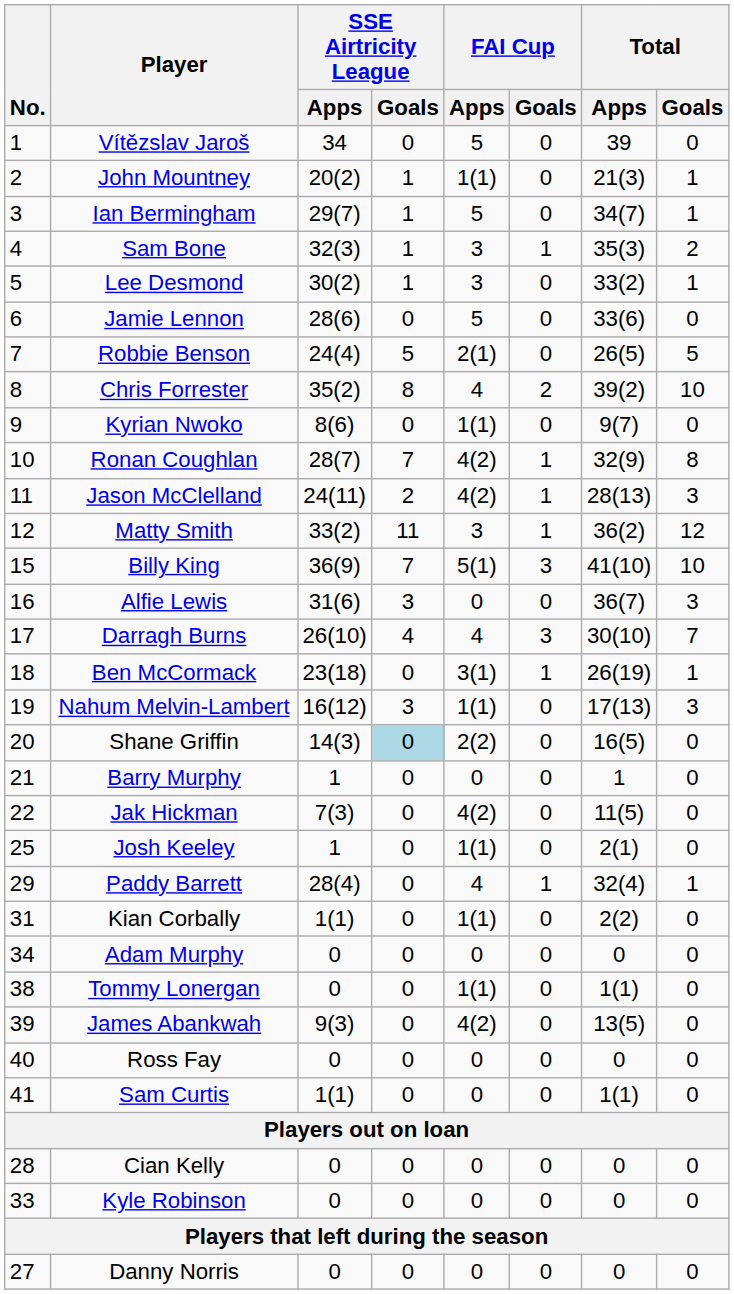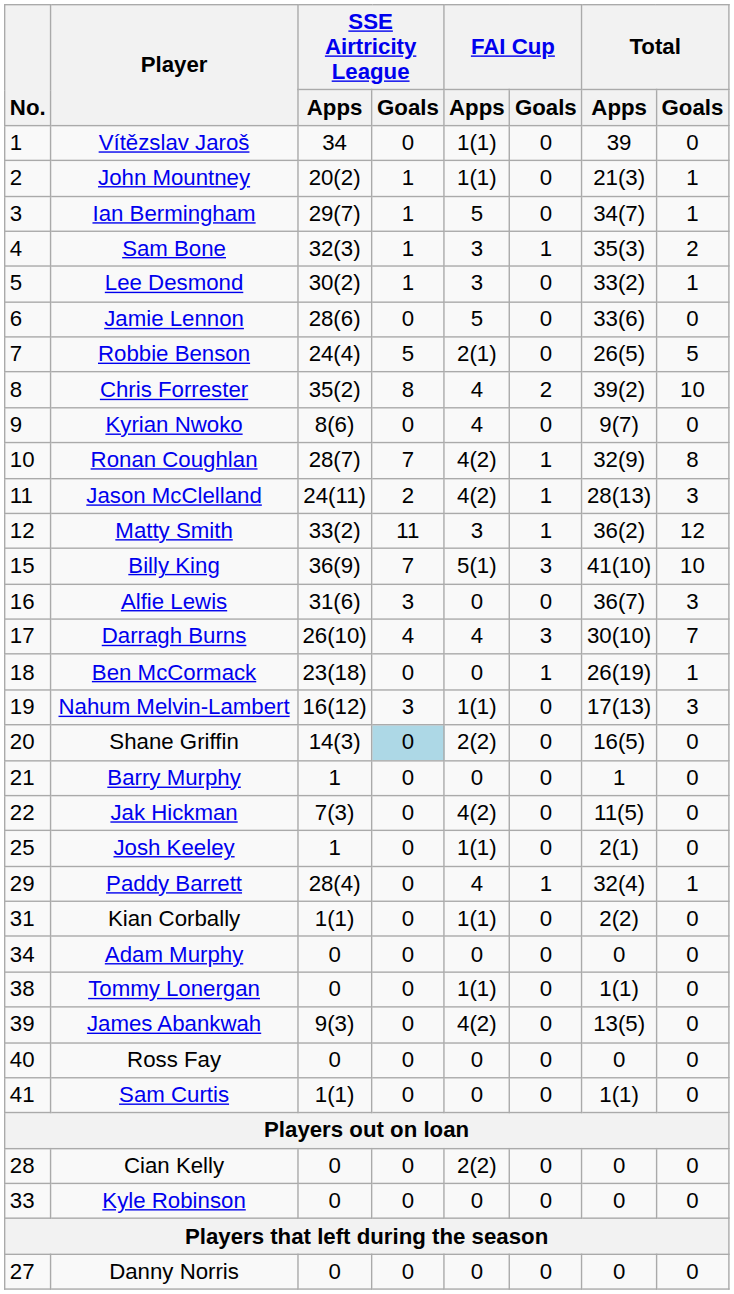(477, 142) 5 -> (477, 142) 1(1)
(477, 424) 1(1) -> (477, 424) 4
(477, 671) 3(1) -> (477, 671) 0
(477, 1165) 0 -> (477, 1165) 2(2)
